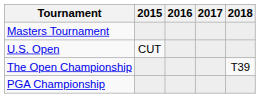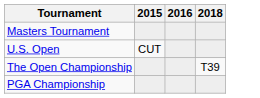- column: (210, 13)
